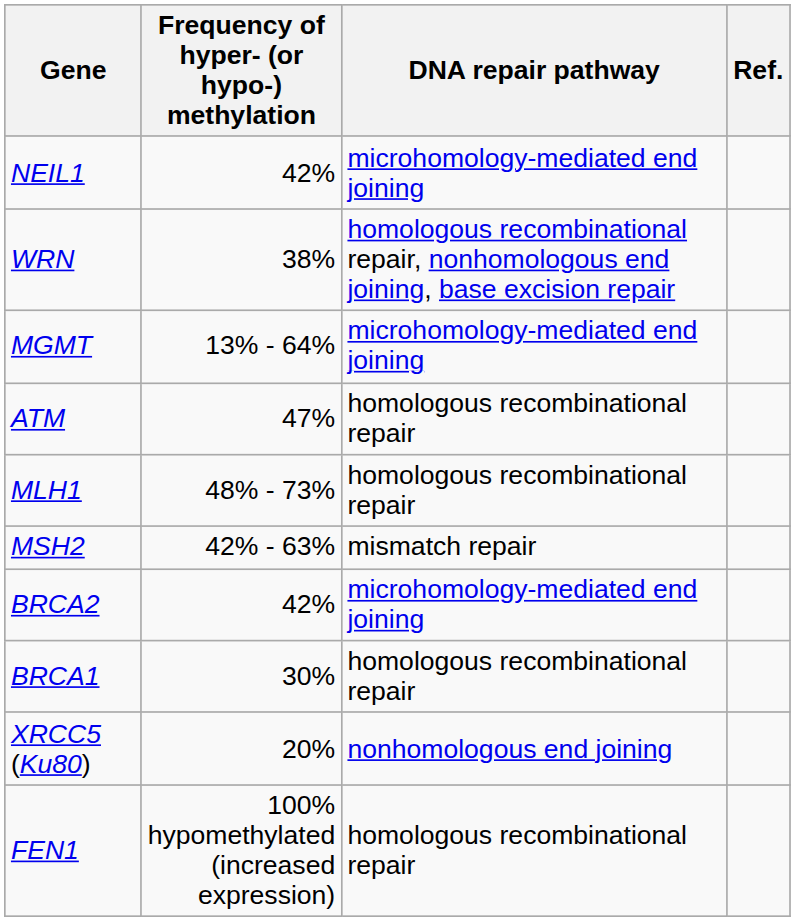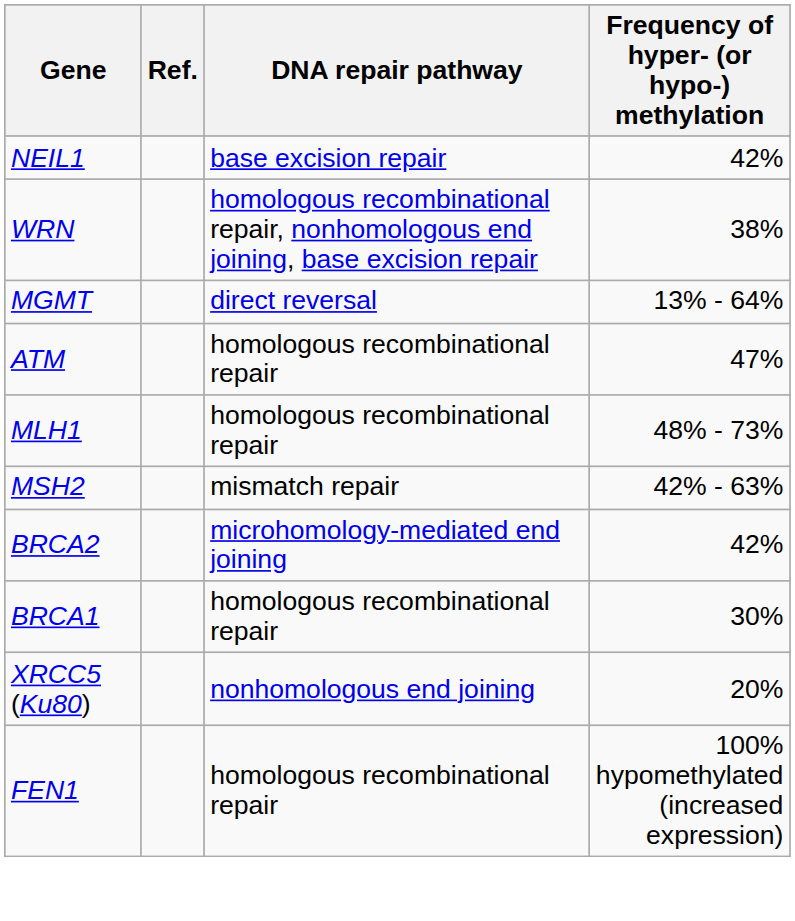columns swapped: (241, 70) <-> (758, 70)
(522, 172) microhomology-mediated end joining -> (328, 157) base excision repair
(522, 346) microhomology-mediated end joining -> (294, 301) direct reversal
